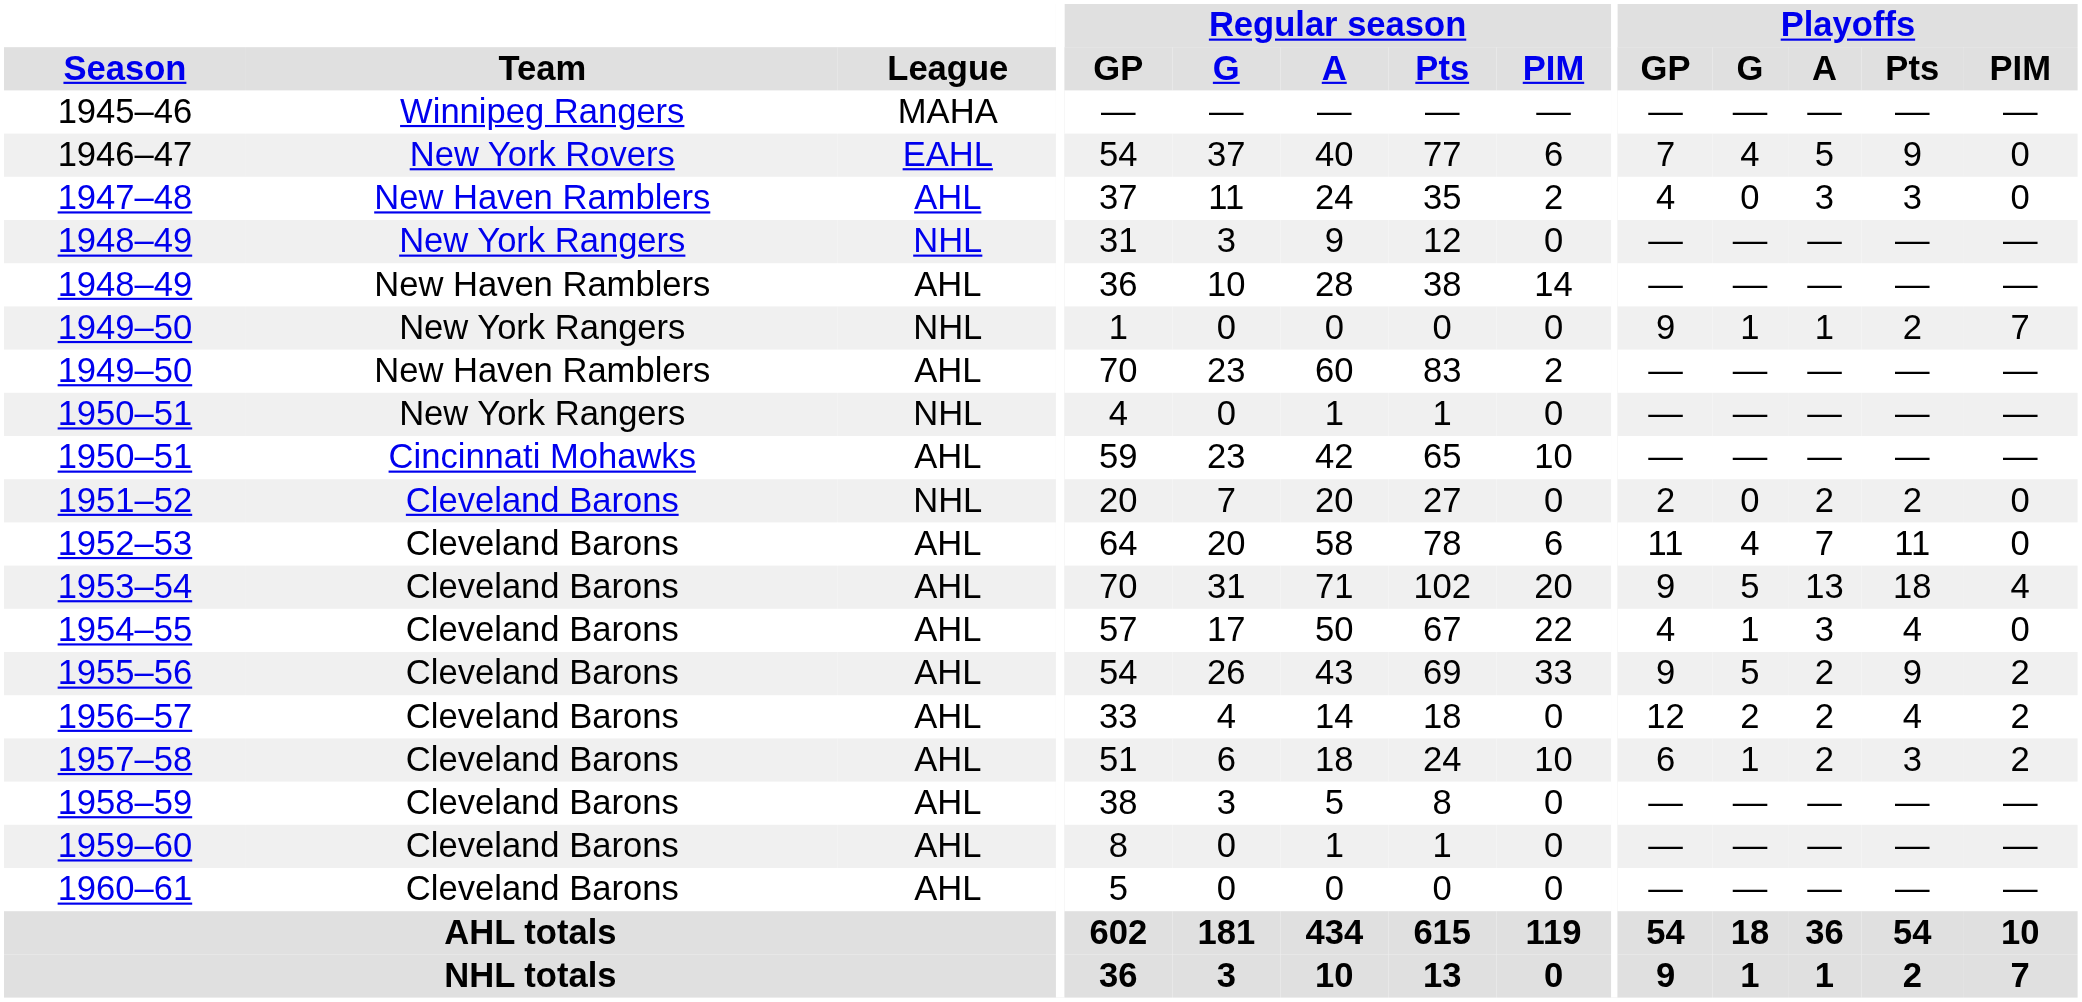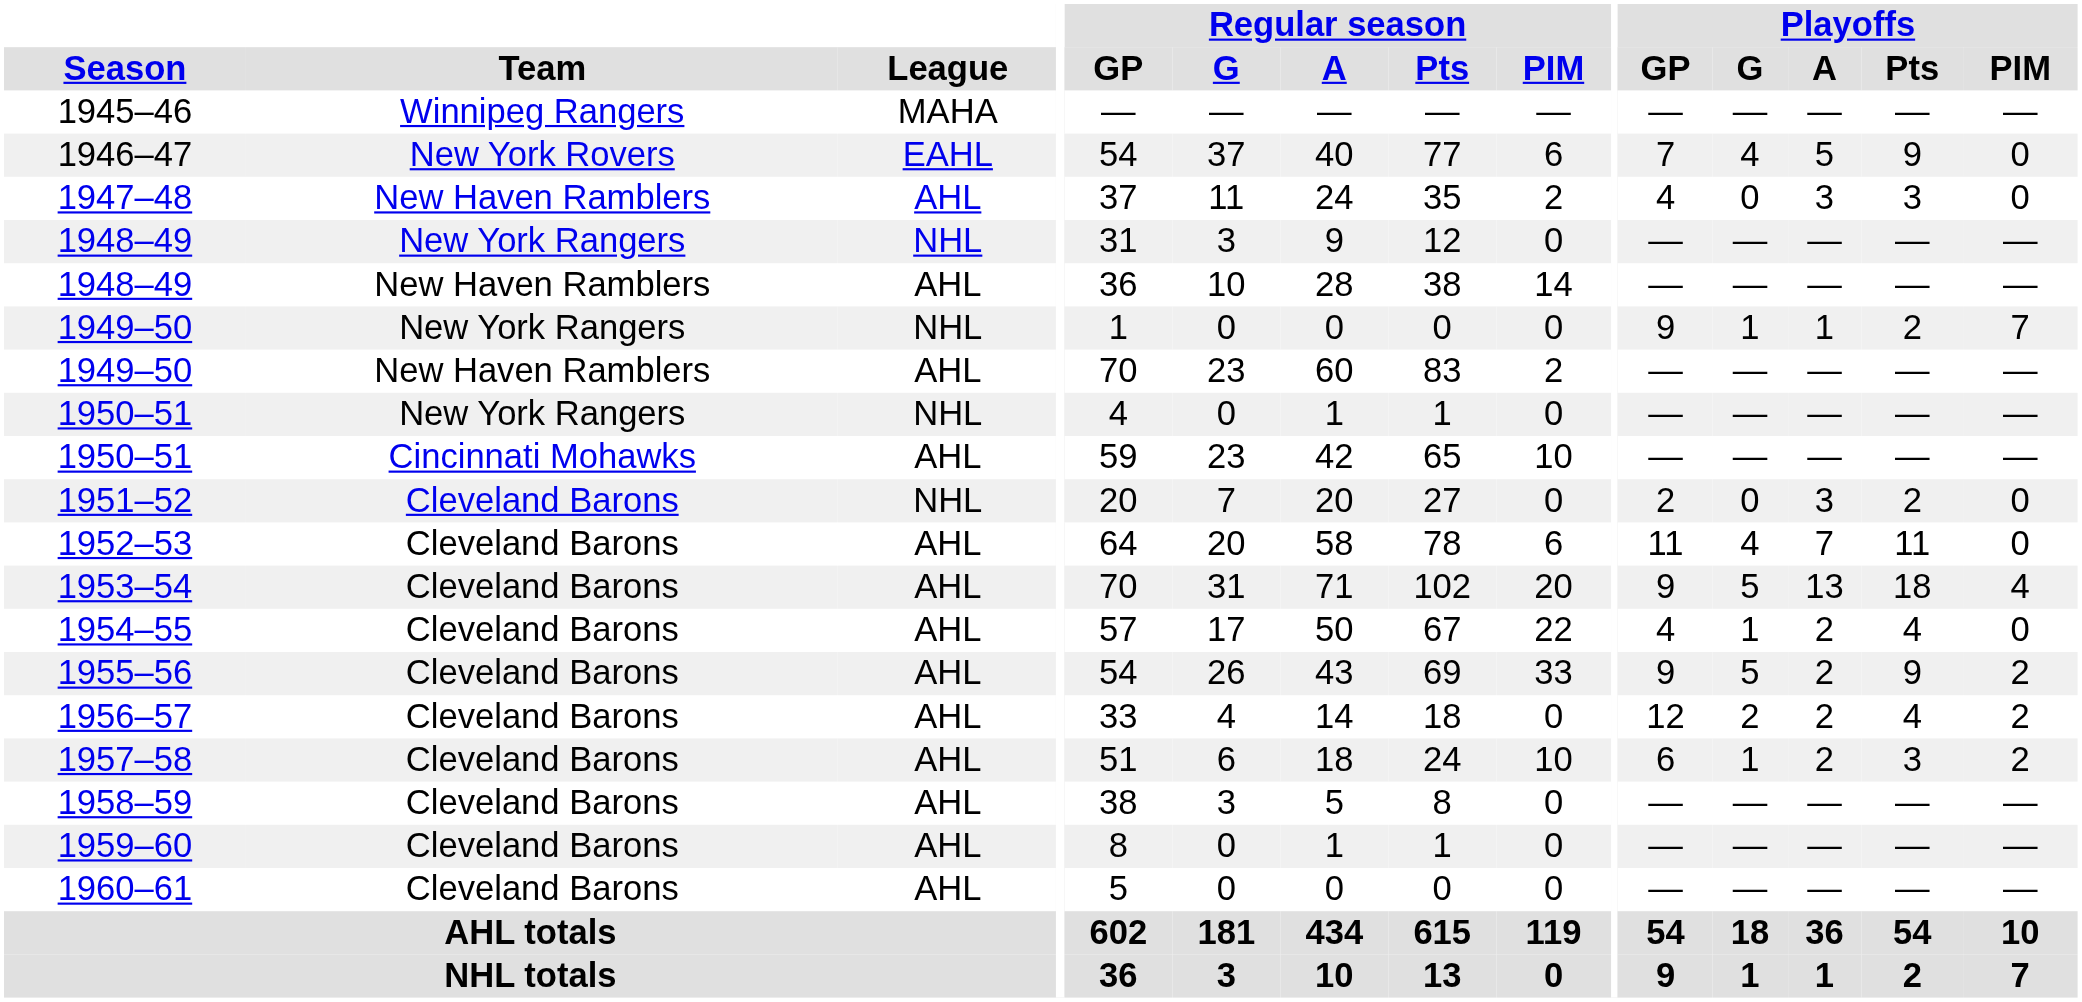(1824, 500) 2 -> (1824, 500) 3
(1824, 629) 3 -> (1824, 629) 2
